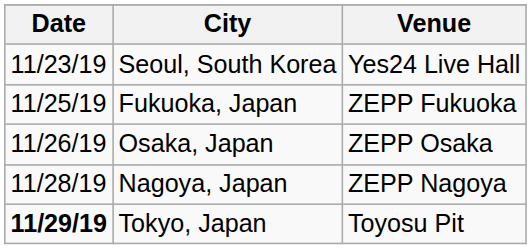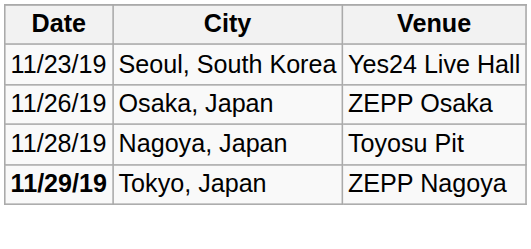- row: (208, 104)
(427, 183) ZEPP Nagoya -> (406, 143) Toyosu Pit
(406, 223) Toyosu Pit -> (427, 183) ZEPP Nagoya
